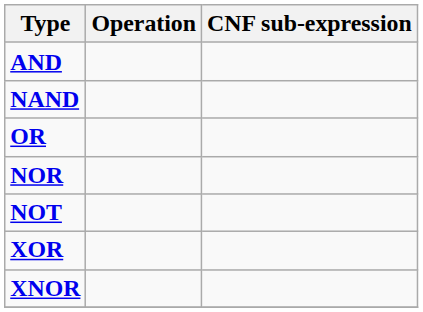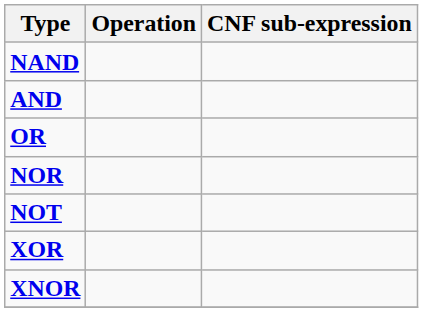rows swapped: (36, 61) <-> (45, 99)
